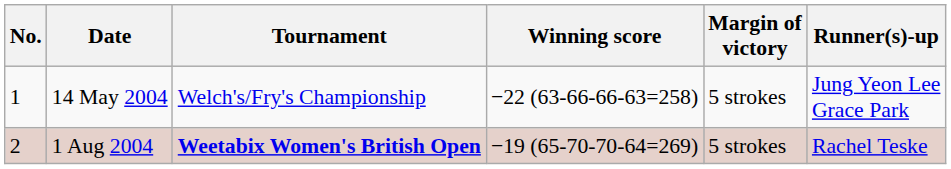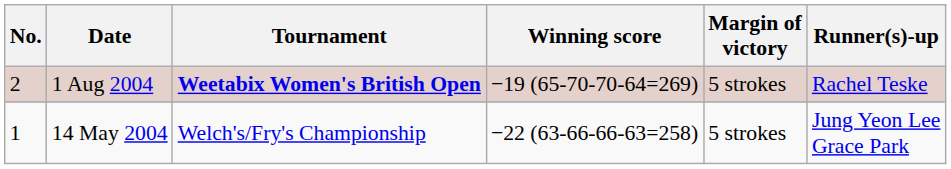rows swapped: (110, 97) <-> (103, 145)
